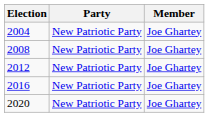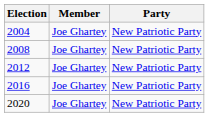columns swapped: (174, 13) <-> (97, 13)
